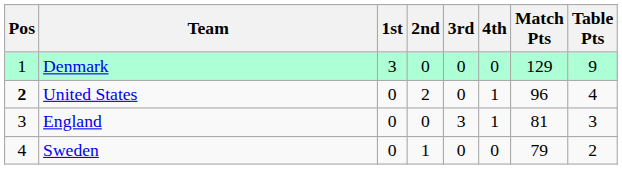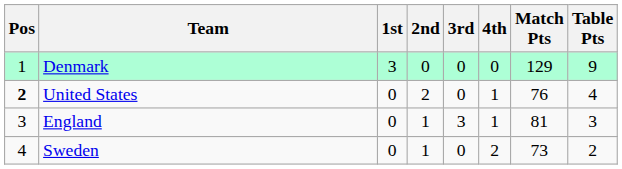(539, 94) 96 -> (539, 94) 76
(426, 121) 0 -> (426, 121) 1
(495, 149) 0 -> (495, 149) 2
(539, 149) 79 -> (539, 149) 73
